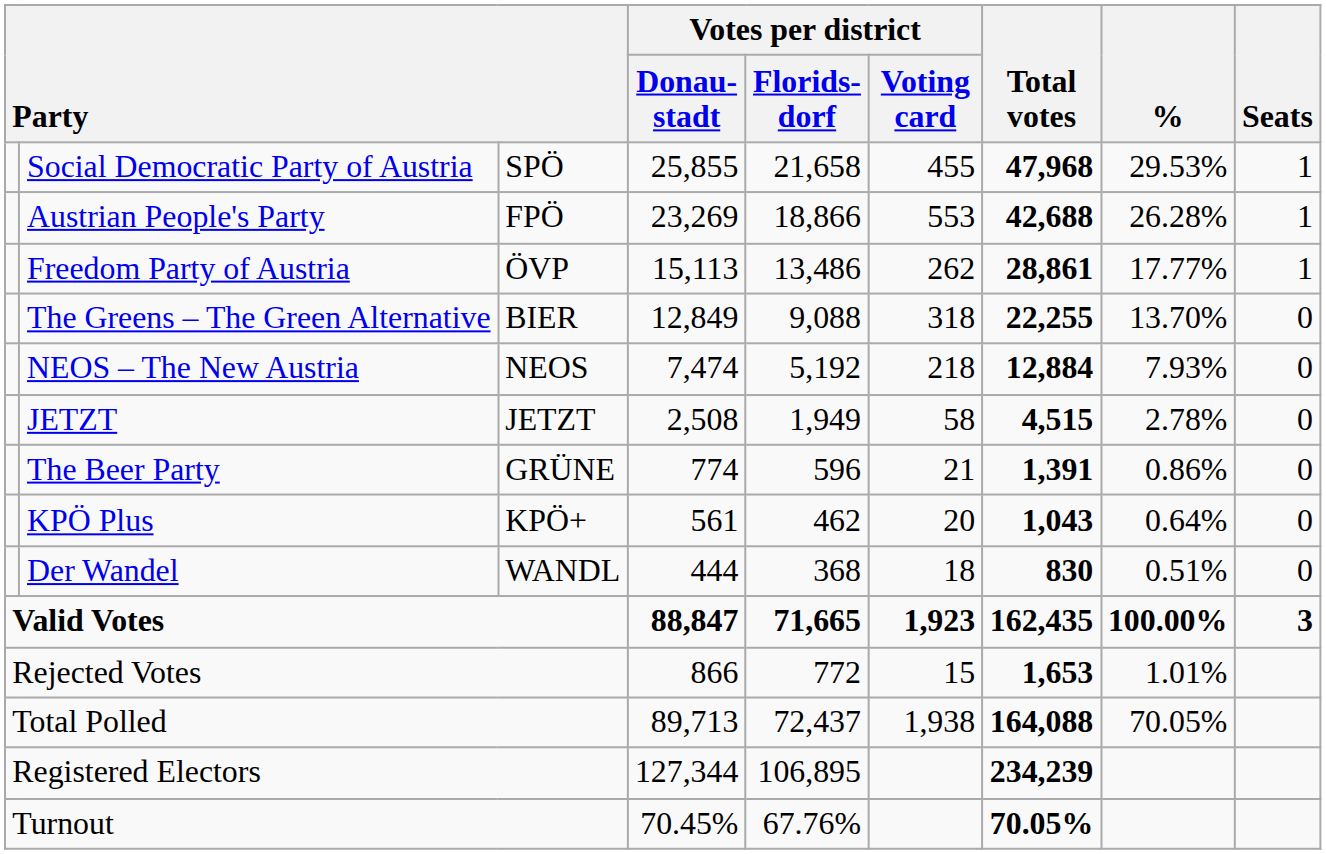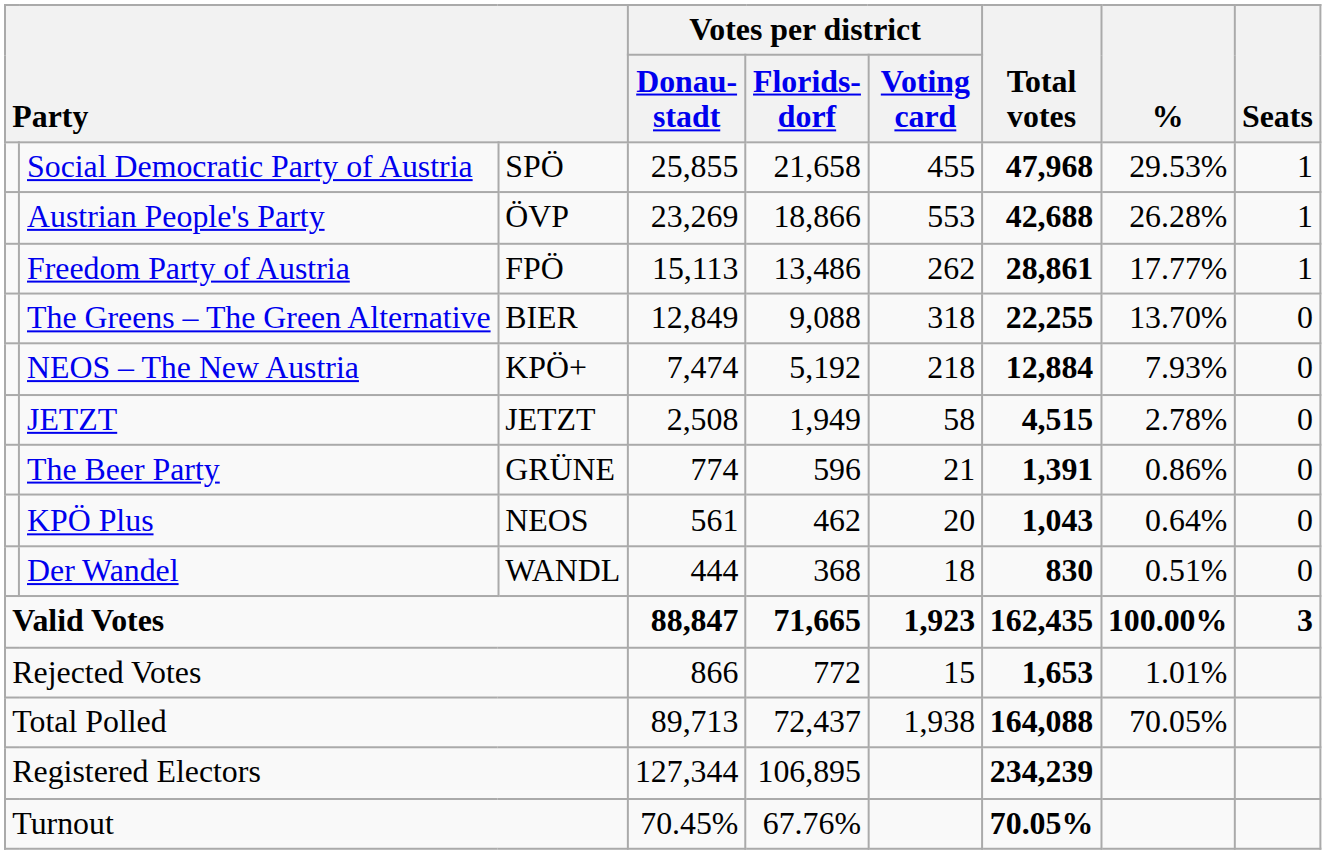(534, 217) FPÖ -> (537, 217) ÖVP
(537, 267) ÖVP -> (534, 267) FPÖ
(547, 368) NEOS -> (546, 368) KPÖ+
(546, 520) KPÖ+ -> (547, 520) NEOS
